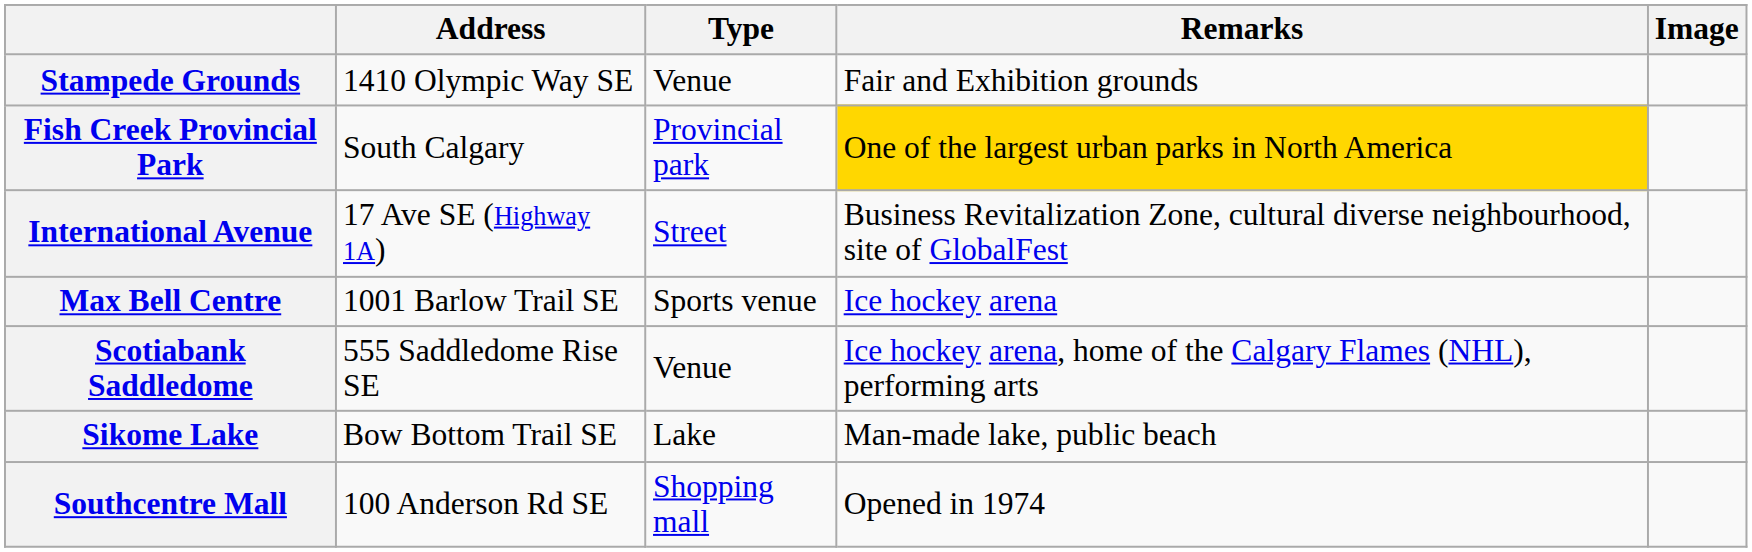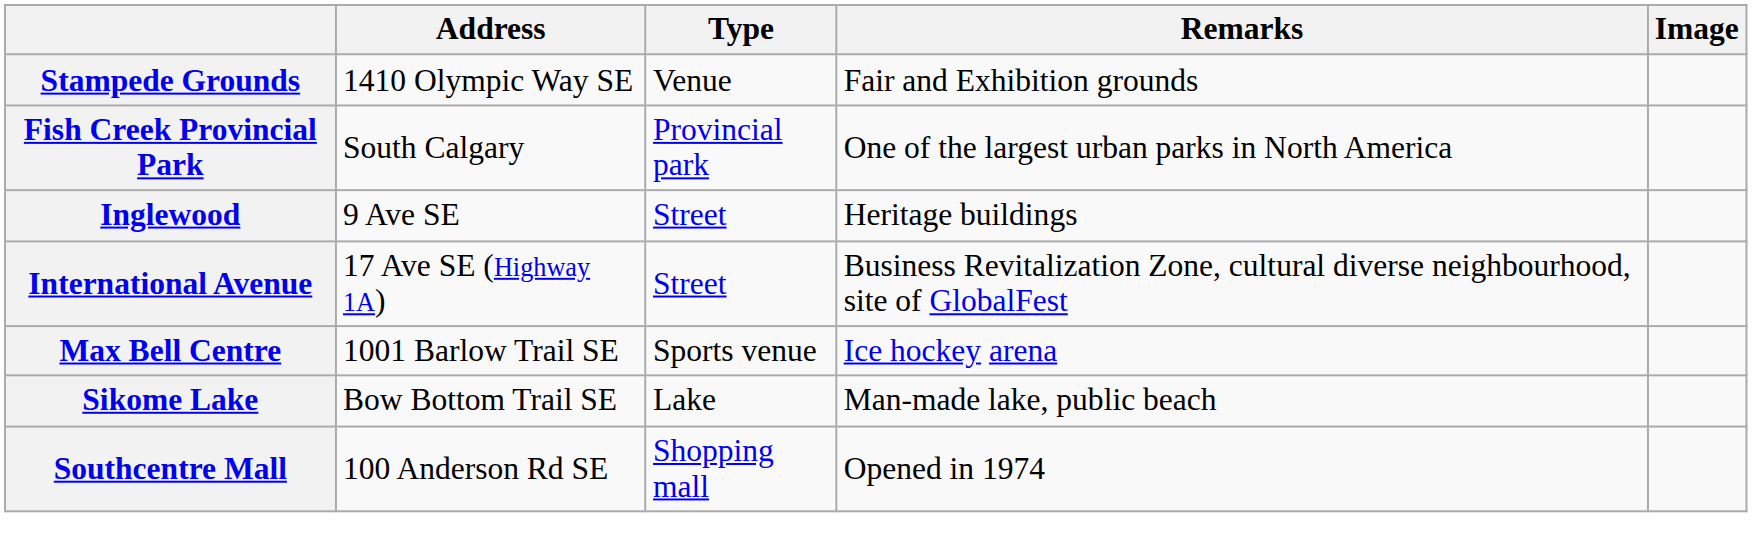(1148, 147) gold background -> (1148, 147) no background
+ row: (170, 214)
- row: (170, 368)
